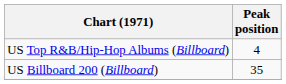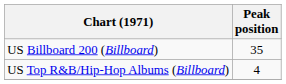rows swapped: (83, 69) <-> (118, 49)
